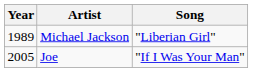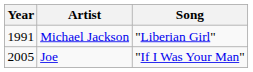(21, 36) 1989 -> (21, 36) 1991
